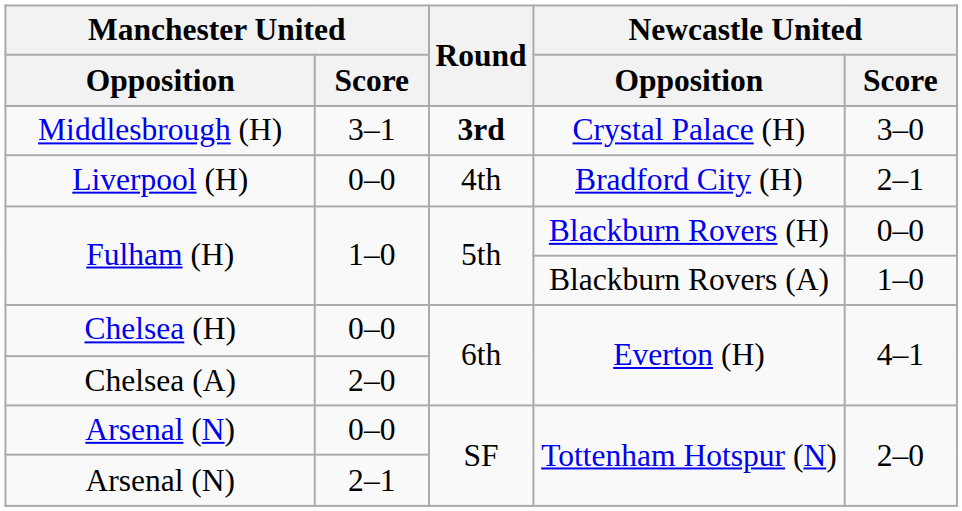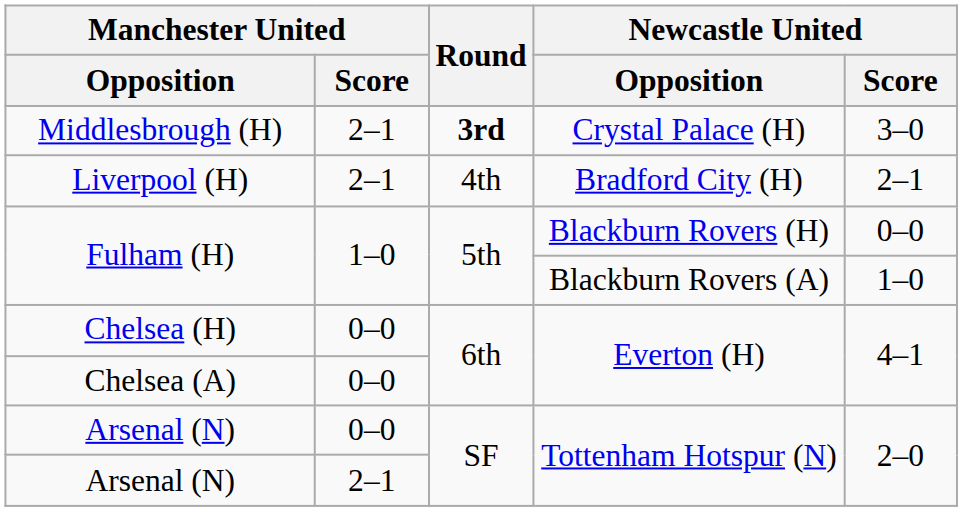(372, 129) 3–1 -> (372, 129) 2–1
(372, 179) 0–0 -> (372, 179) 2–1
(372, 379) 2–0 -> (372, 379) 0–0
